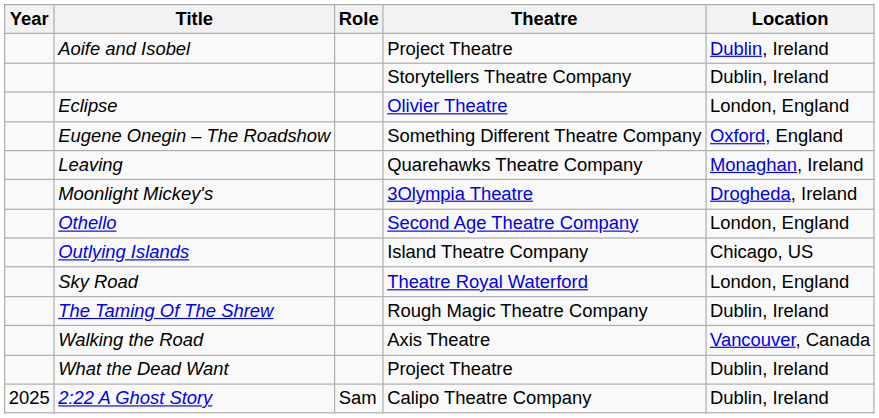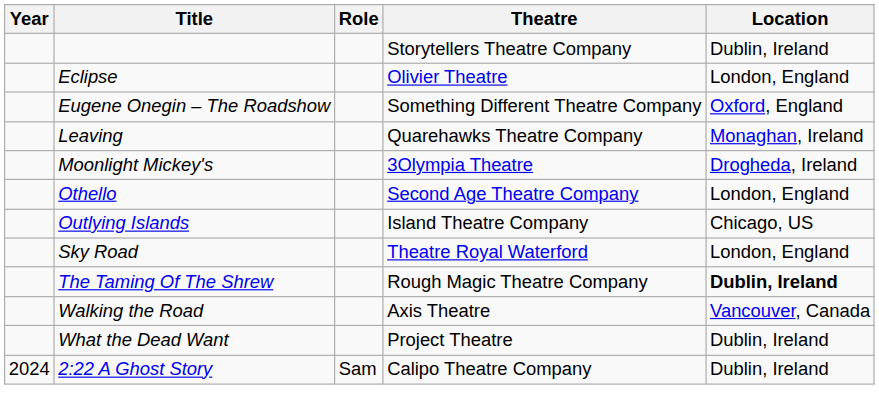- row: (124, 48)
(769, 310) normal -> (774, 281) bold
(29, 398) 2025 -> (29, 369) 2024
